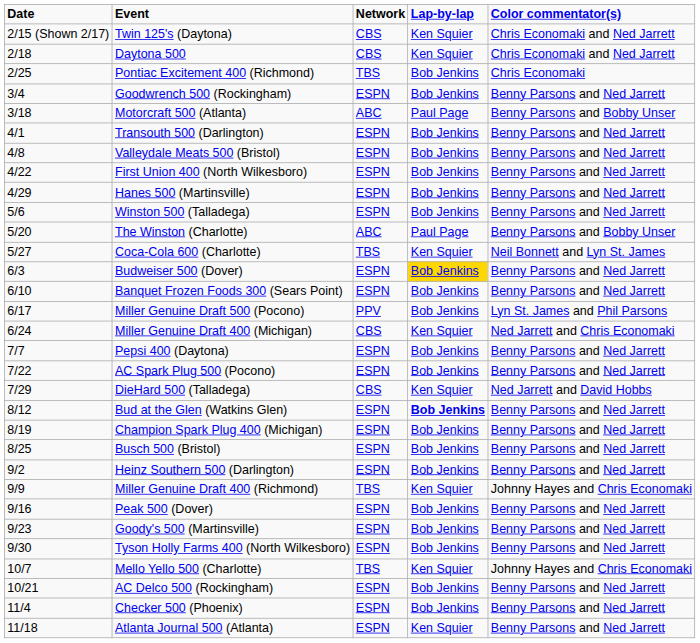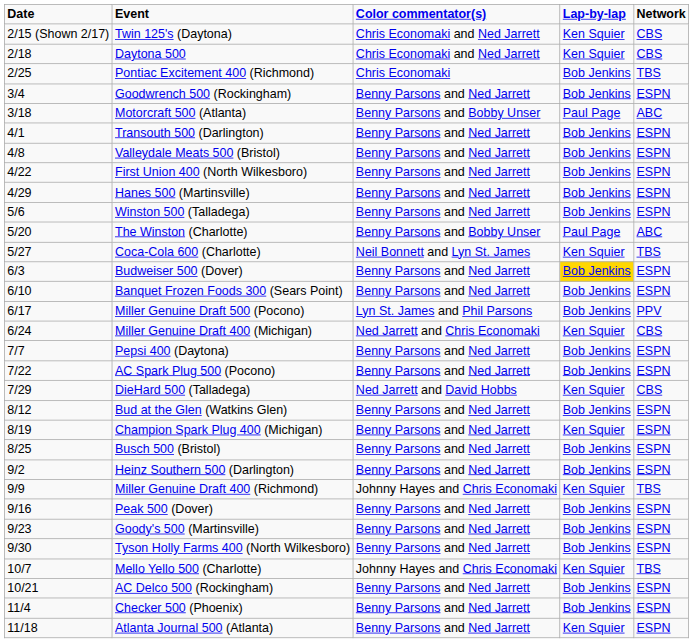columns swapped: (380, 14) <-> (556, 14)
(448, 410) bold -> (597, 410) normal
(445, 430) Bob Jenkins -> (594, 430) Ken Squier
